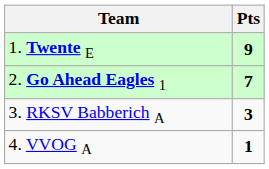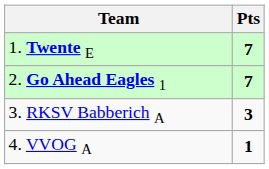(248, 49) 9 -> (248, 49) 7
